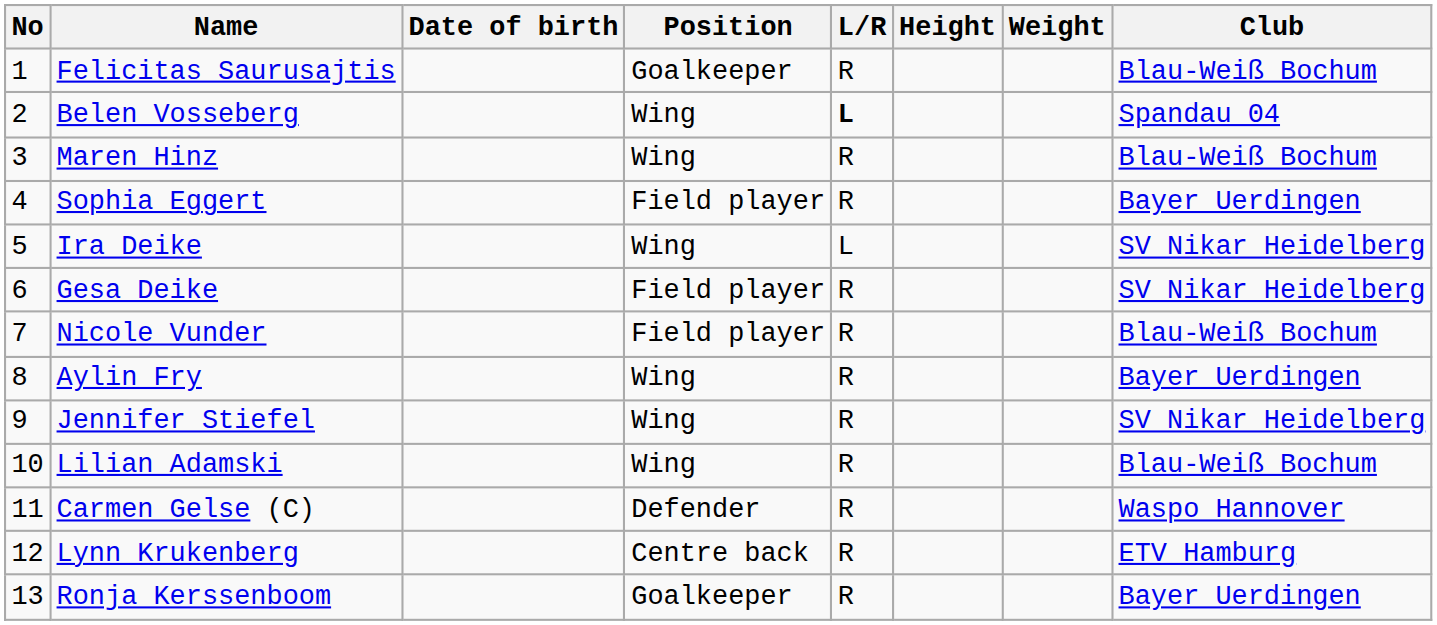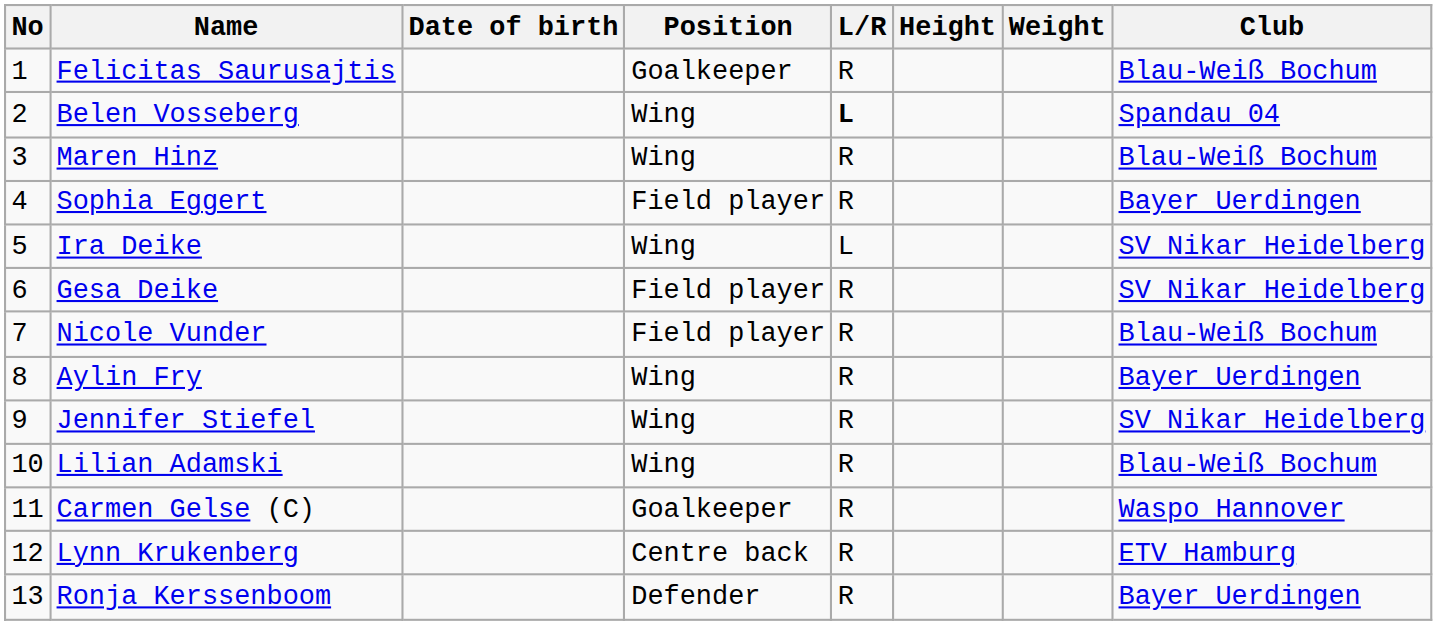(696, 509) Defender -> (712, 509) Goalkeeper
(712, 597) Goalkeeper -> (696, 597) Defender
